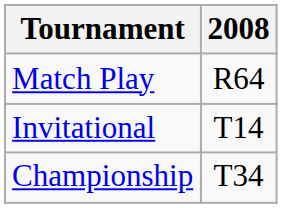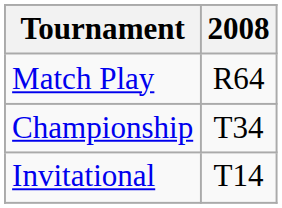rows swapped: (103, 176) <-> (84, 127)
